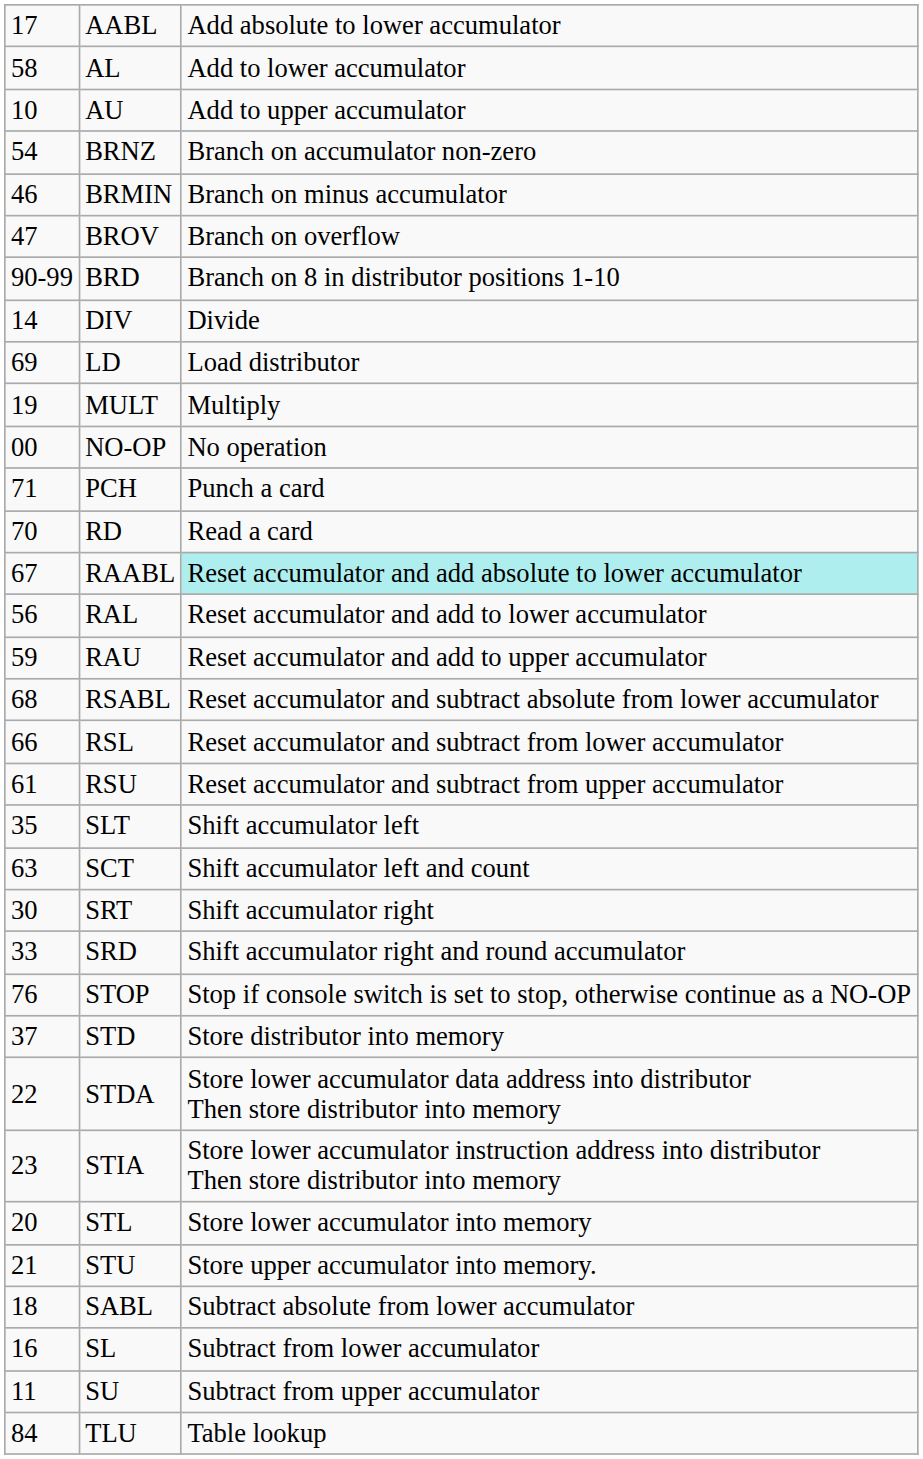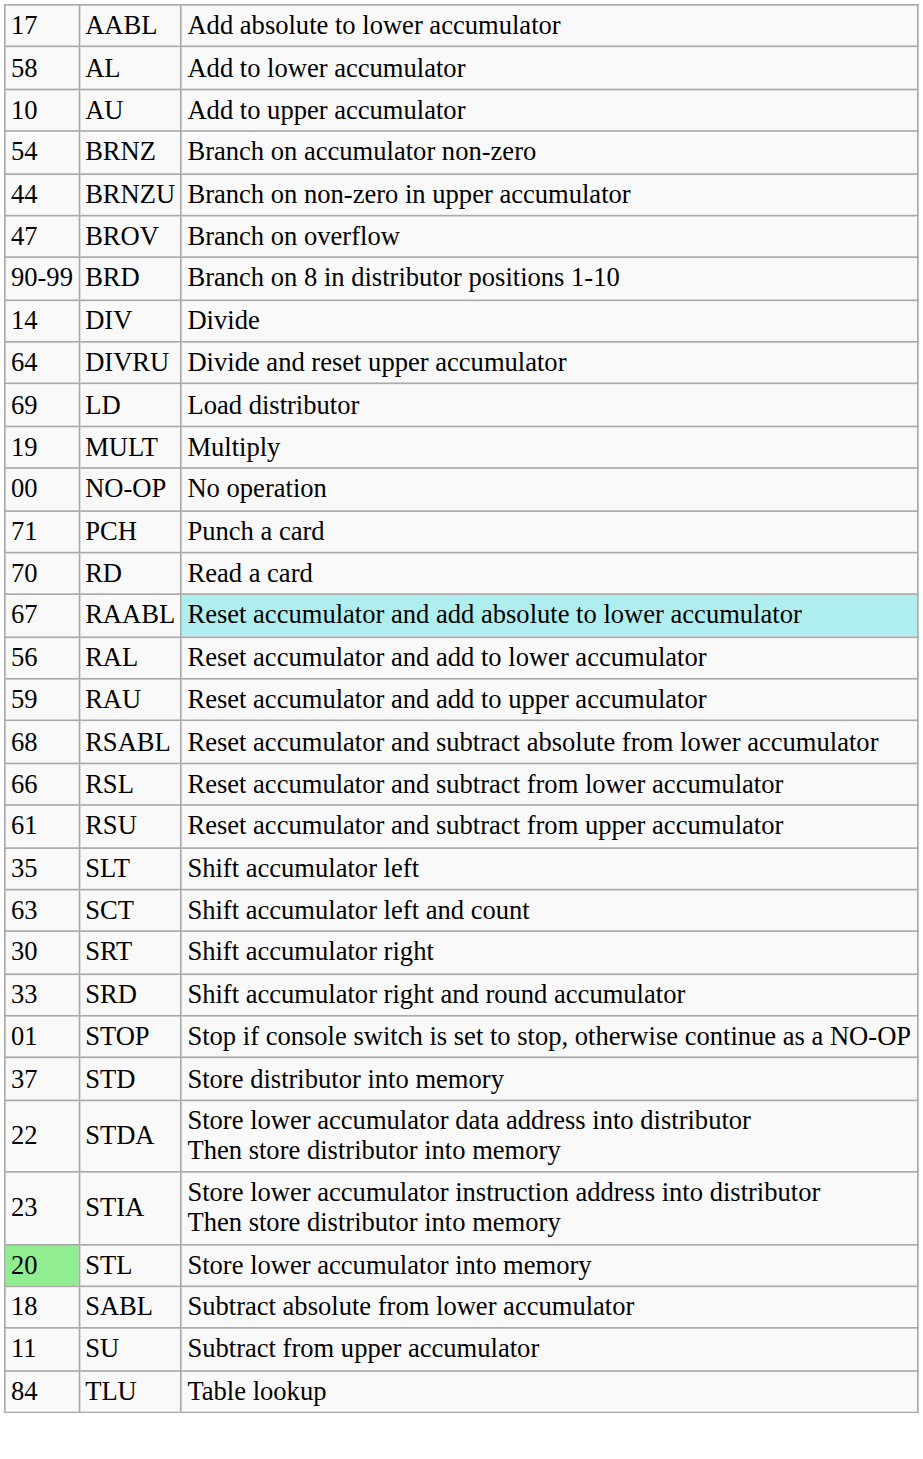- row: (129, 194)
+ row: (130, 194)
+ row: (127, 362)
(24, 994) 76 -> (24, 1036) 01
(24, 1222) no background -> (24, 1264) lightgreen background
- row: (110, 1264)
- row: (101, 1348)
